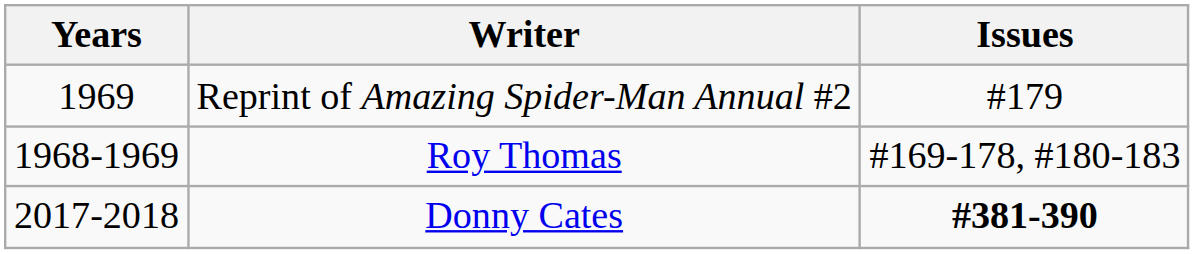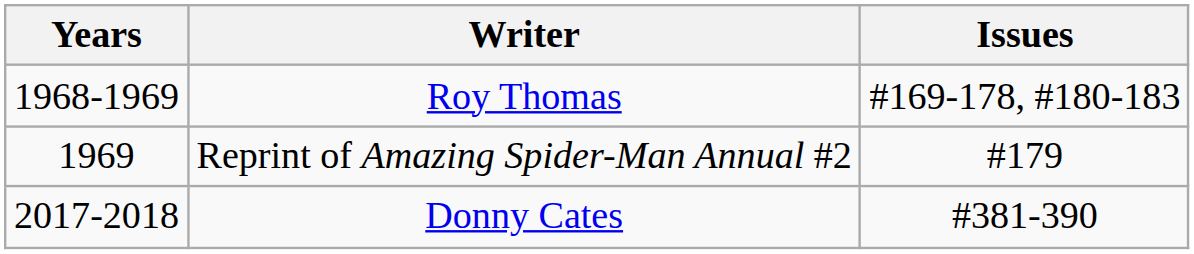rows swapped: (524, 155) <-> (524, 95)
(1025, 215) bold -> (1025, 215) normal
